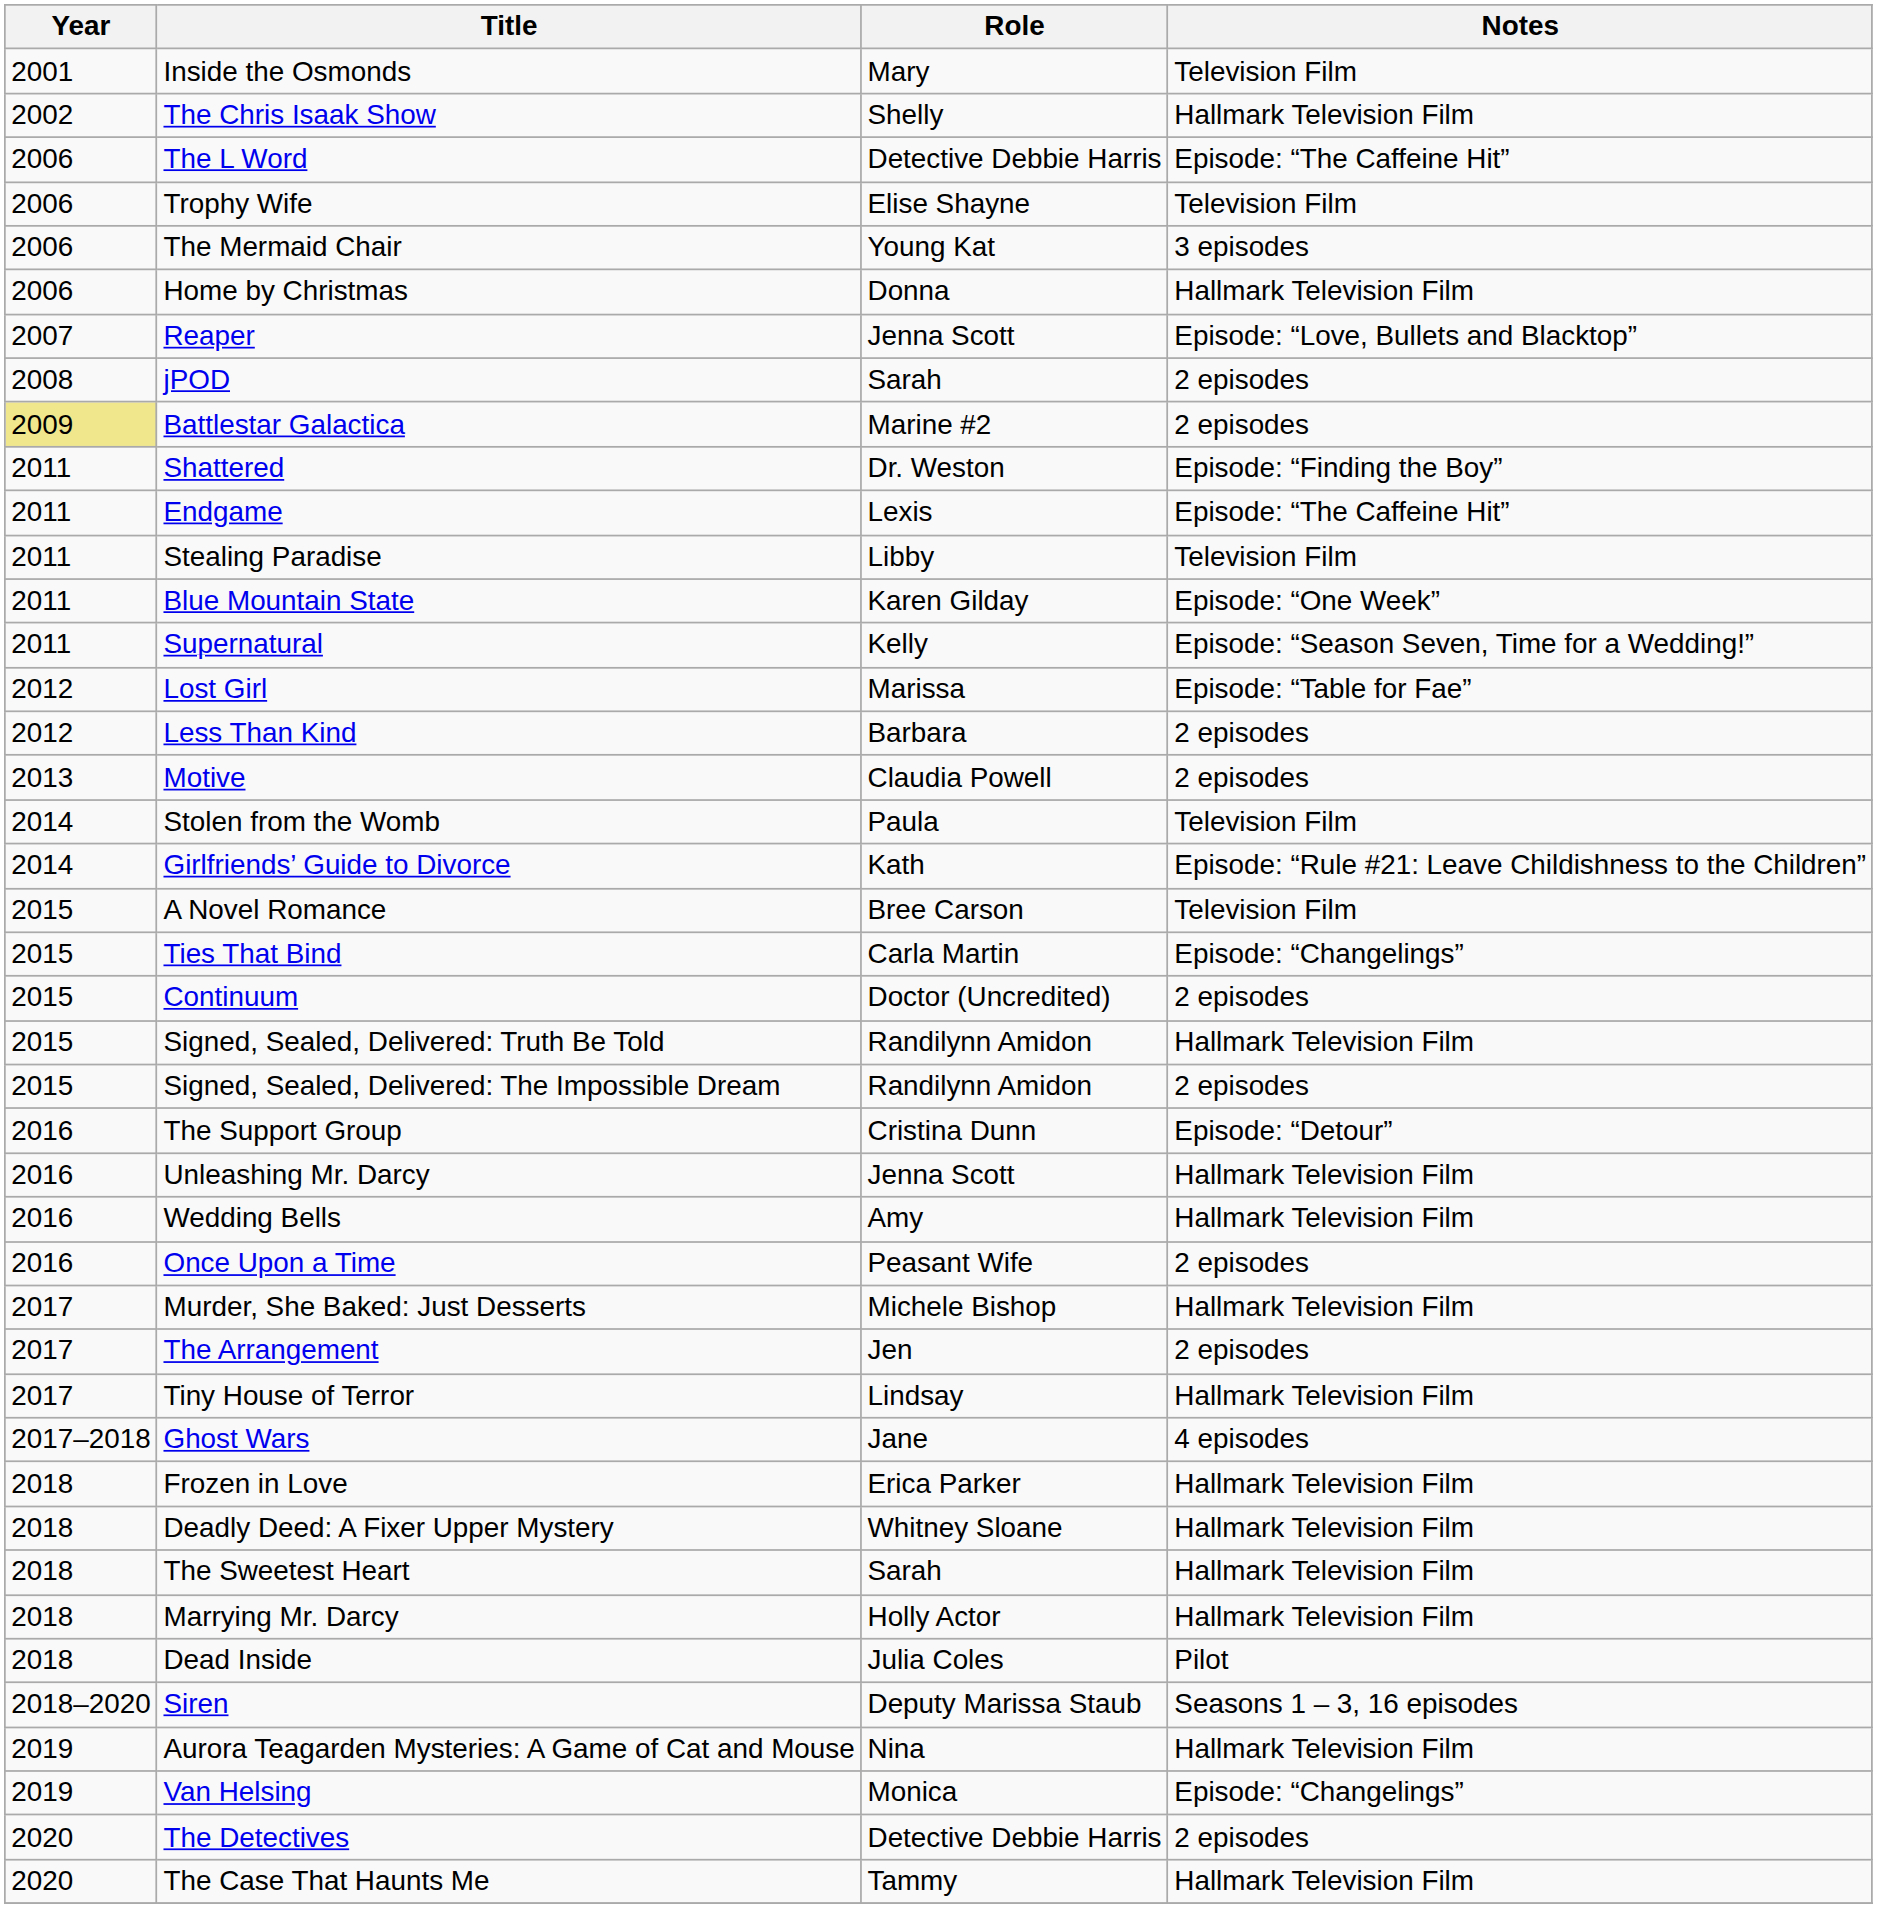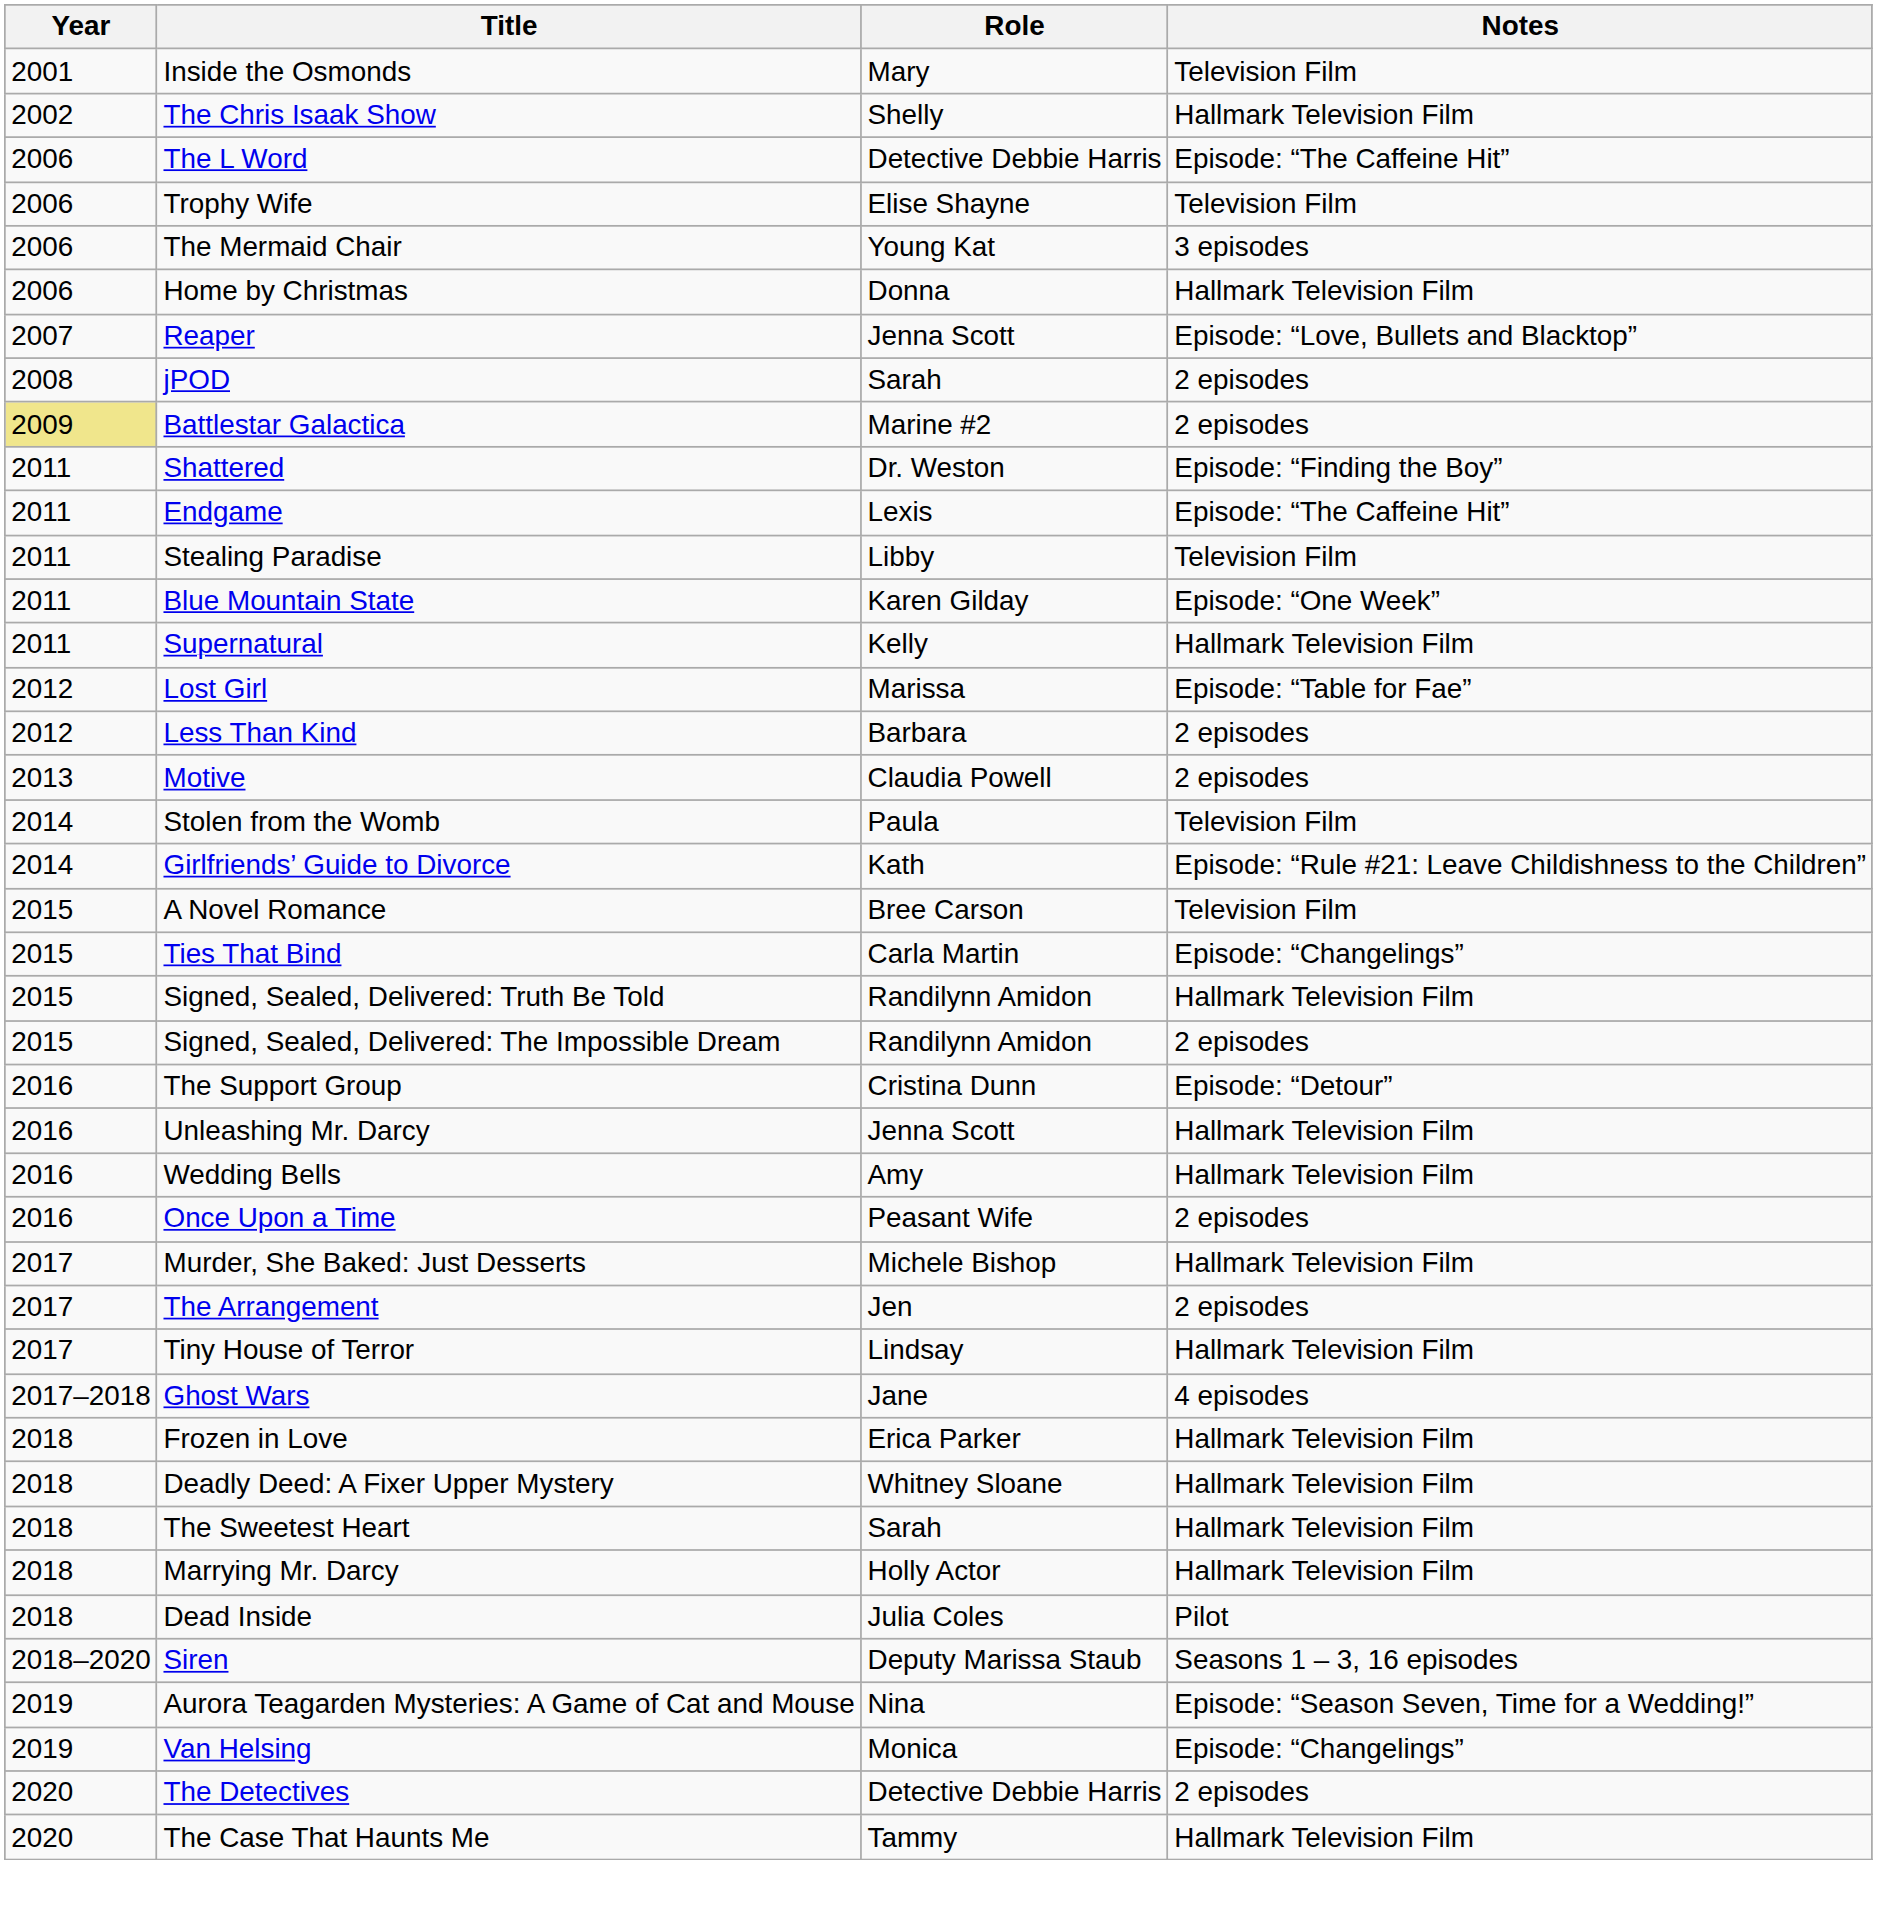(1464, 644) Episode: “Season Seven, Time for a Wedding!” -> (1324, 644) Hallmark Television Film
- row: (231, 997)
(1324, 1748) Hallmark Television Film -> (1464, 1704) Episode: “Season Seven, Time for a Wedding!”
